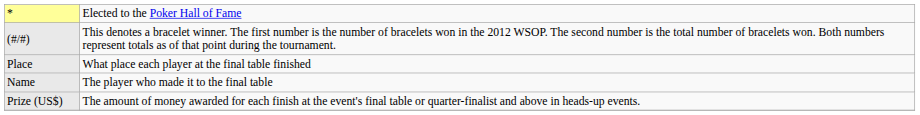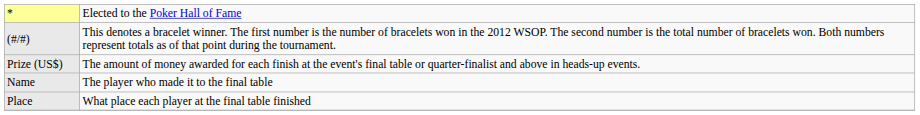rows swapped: (20, 63) <-> (35, 100)
